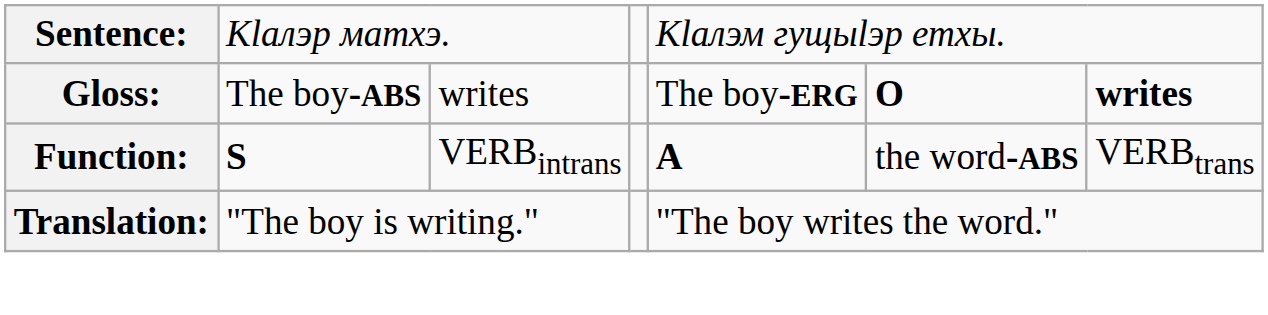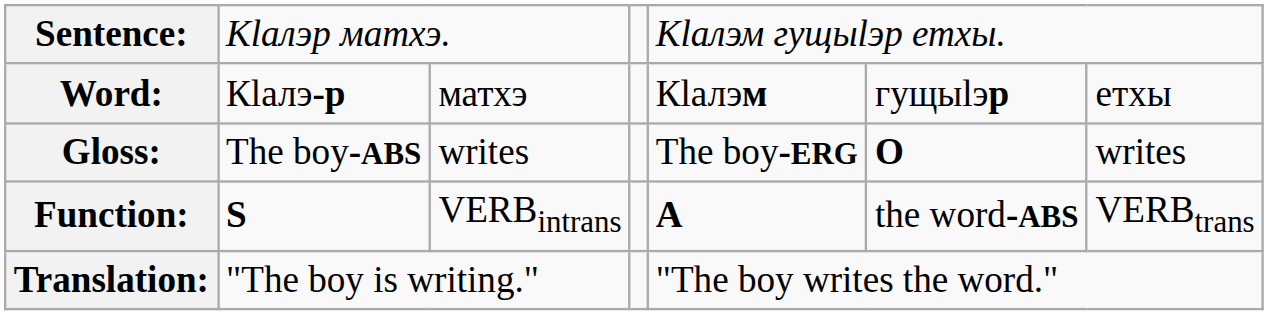+ row: (111, 92)
(1144, 92) bold -> (1141, 151) normal
